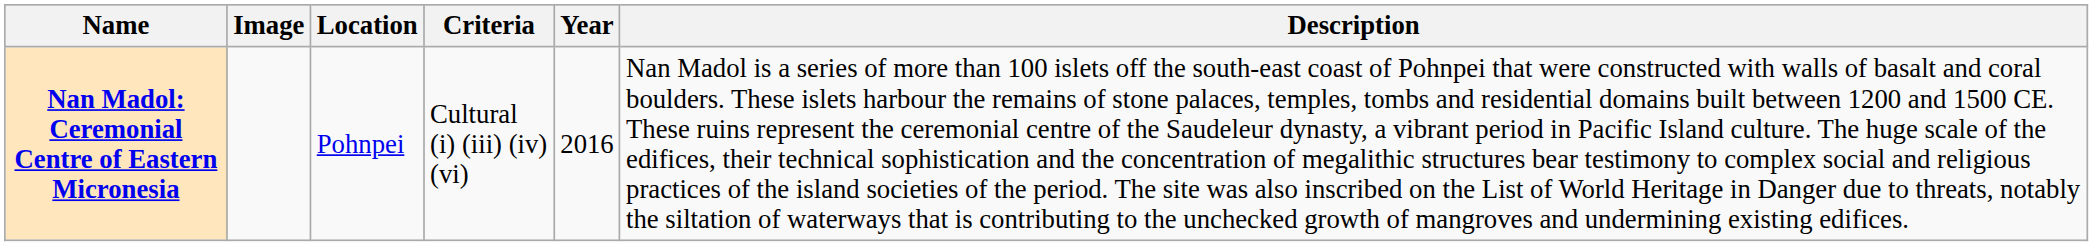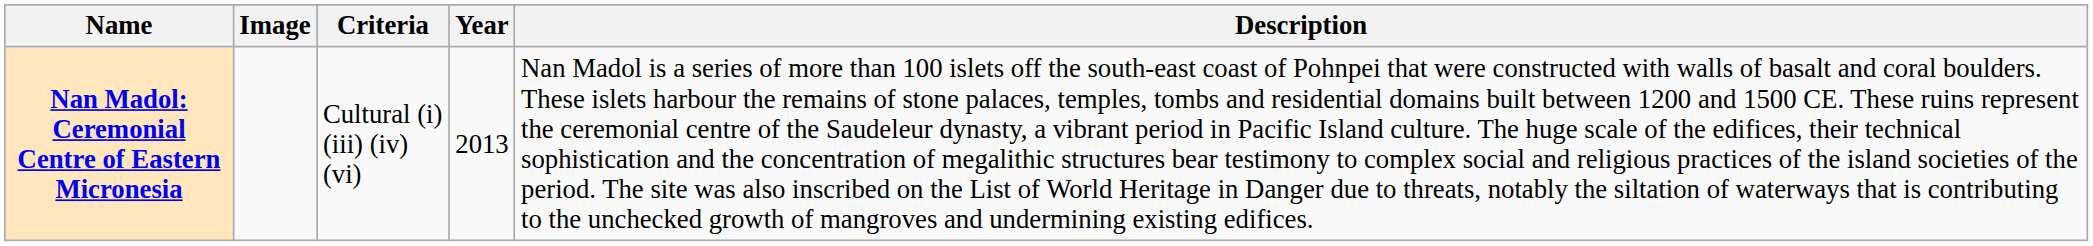- column: (367, 25)
(587, 143) 2016 -> (482, 143) 2013
